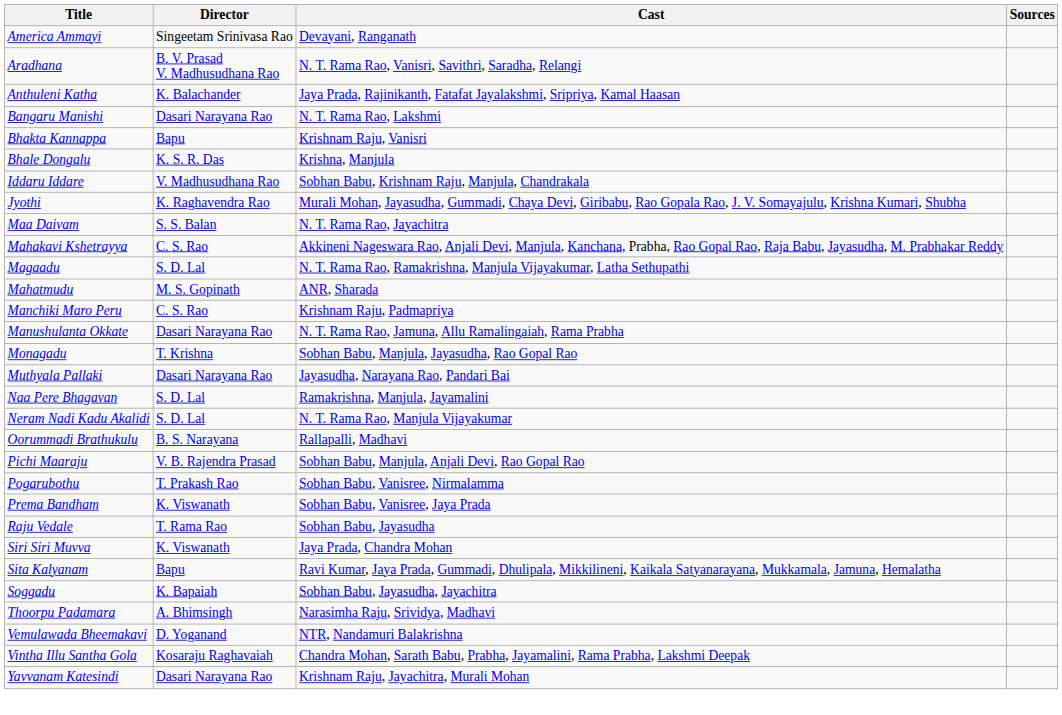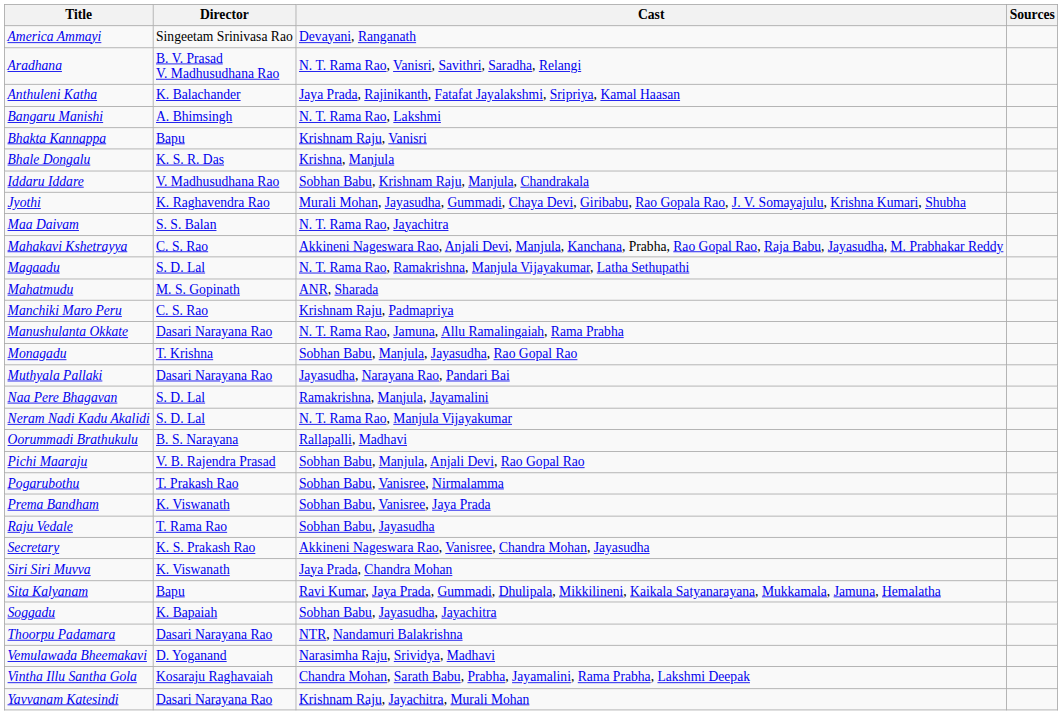(214, 116) Dasari Narayana Rao -> (194, 116) A. Bhimsingh
+ row: (33, 548)
(194, 612) A. Bhimsingh -> (214, 634) Dasari Narayana Rao
(397, 612) Narasimha Raju, Srividya, Madhavi -> (381, 634) NTR, Nandamuri Balakrishna
(381, 634) NTR, Nandamuri Balakrishna -> (397, 656) Narasimha Raju, Srividya, Madhavi
